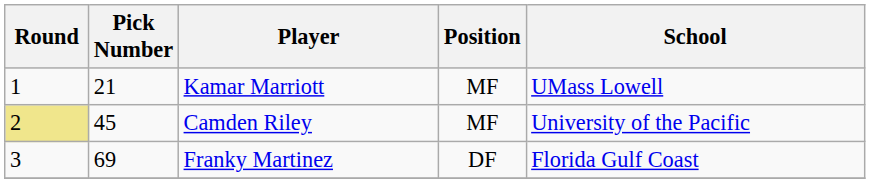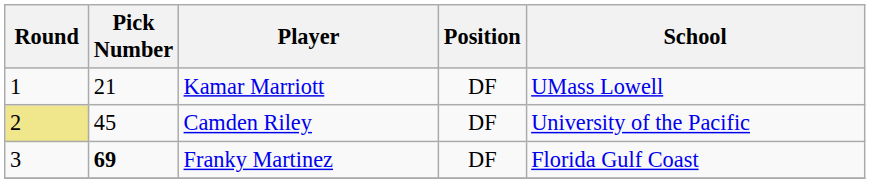(482, 86) MF -> (482, 86) DF
(482, 123) MF -> (482, 123) DF
(105, 160) normal -> (105, 160) bold
